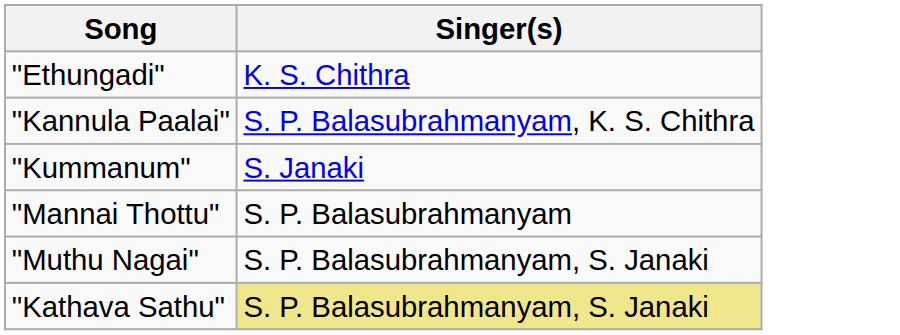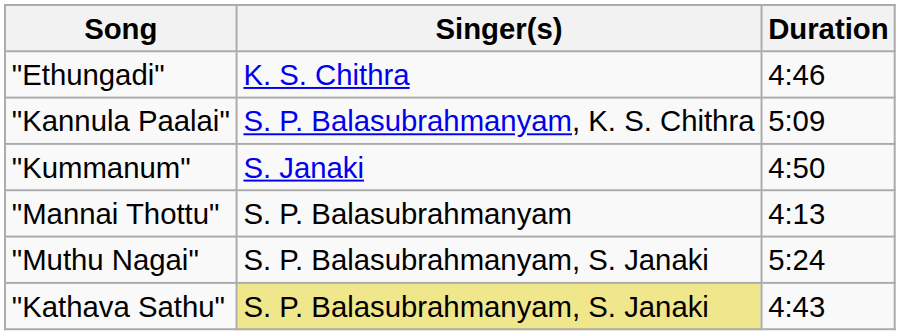+ column: (828, 28)
